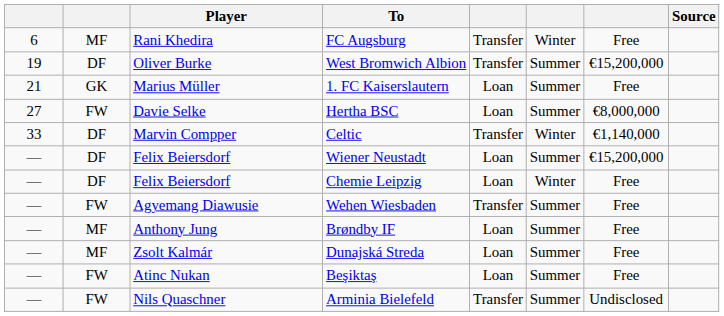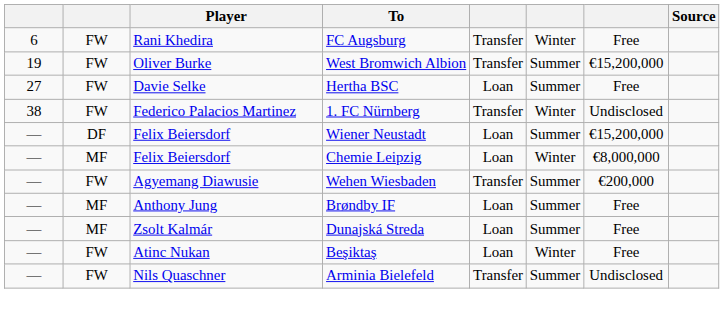(97, 39) MF -> (97, 39) FW
(97, 63) DF -> (97, 63) FW
- row: (387, 87)
(626, 110) €8,000,000 -> (626, 87) Free
- row: (344, 134)
+ row: (373, 110)
(97, 181) DF -> (97, 157) MF
(626, 181) Free -> (626, 157) €8,000,000
(626, 205) Free -> (626, 181) €200,000
(555, 275) Summer -> (555, 252) Winter
